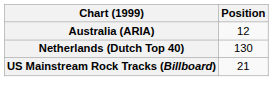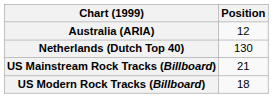+ row: (111, 84)
